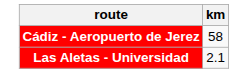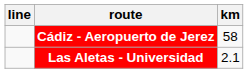+ column: (19, 15)
